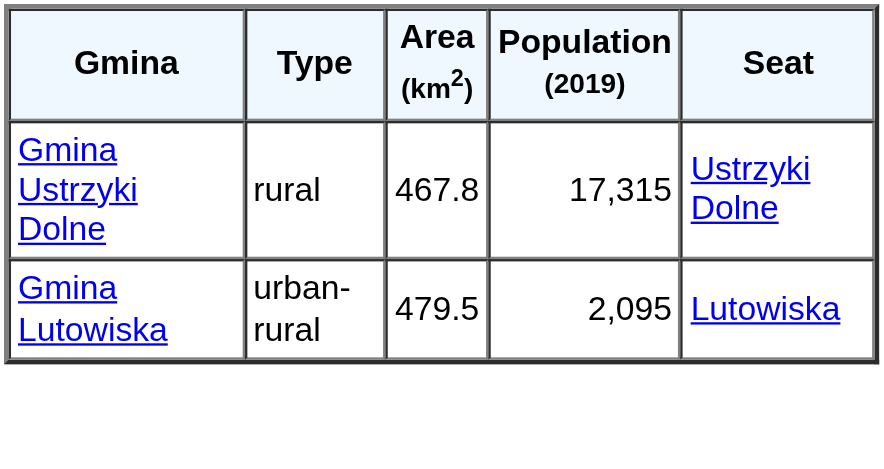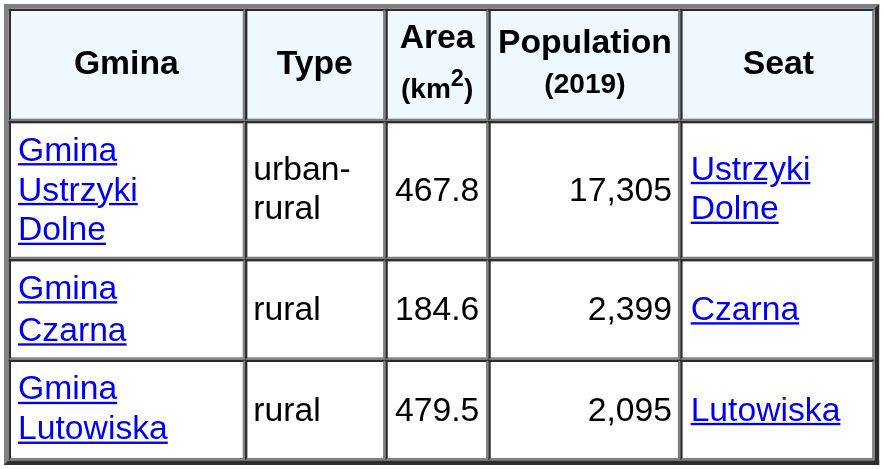(287, 188) rural -> (302, 188) urban-rural
(620, 188) 17,315 -> (620, 188) 17,305
+ row: (72, 308)
(302, 308) urban-rural -> (287, 408) rural
